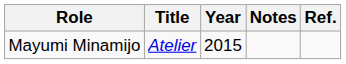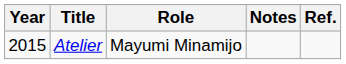columns swapped: (223, 17) <-> (74, 17)
